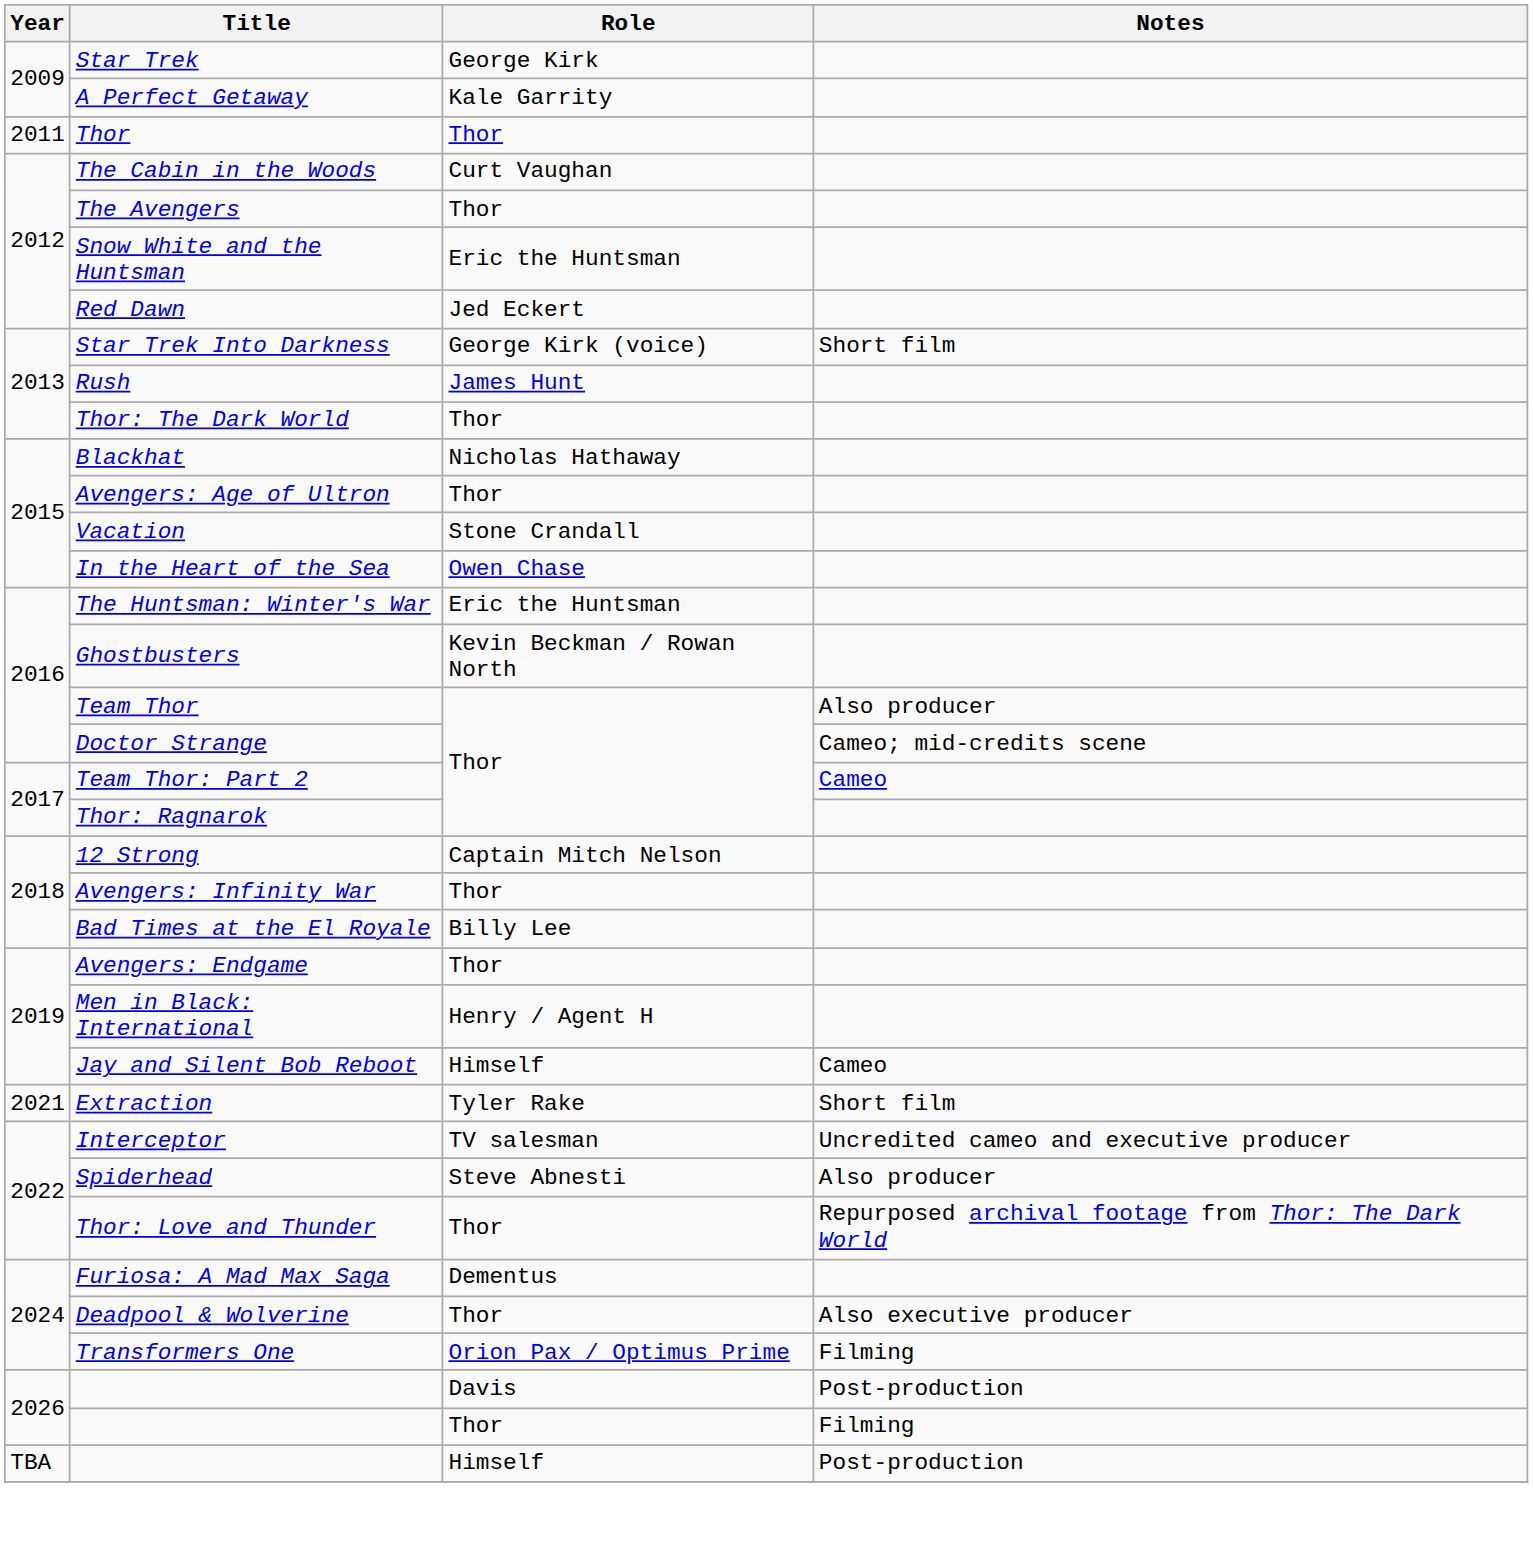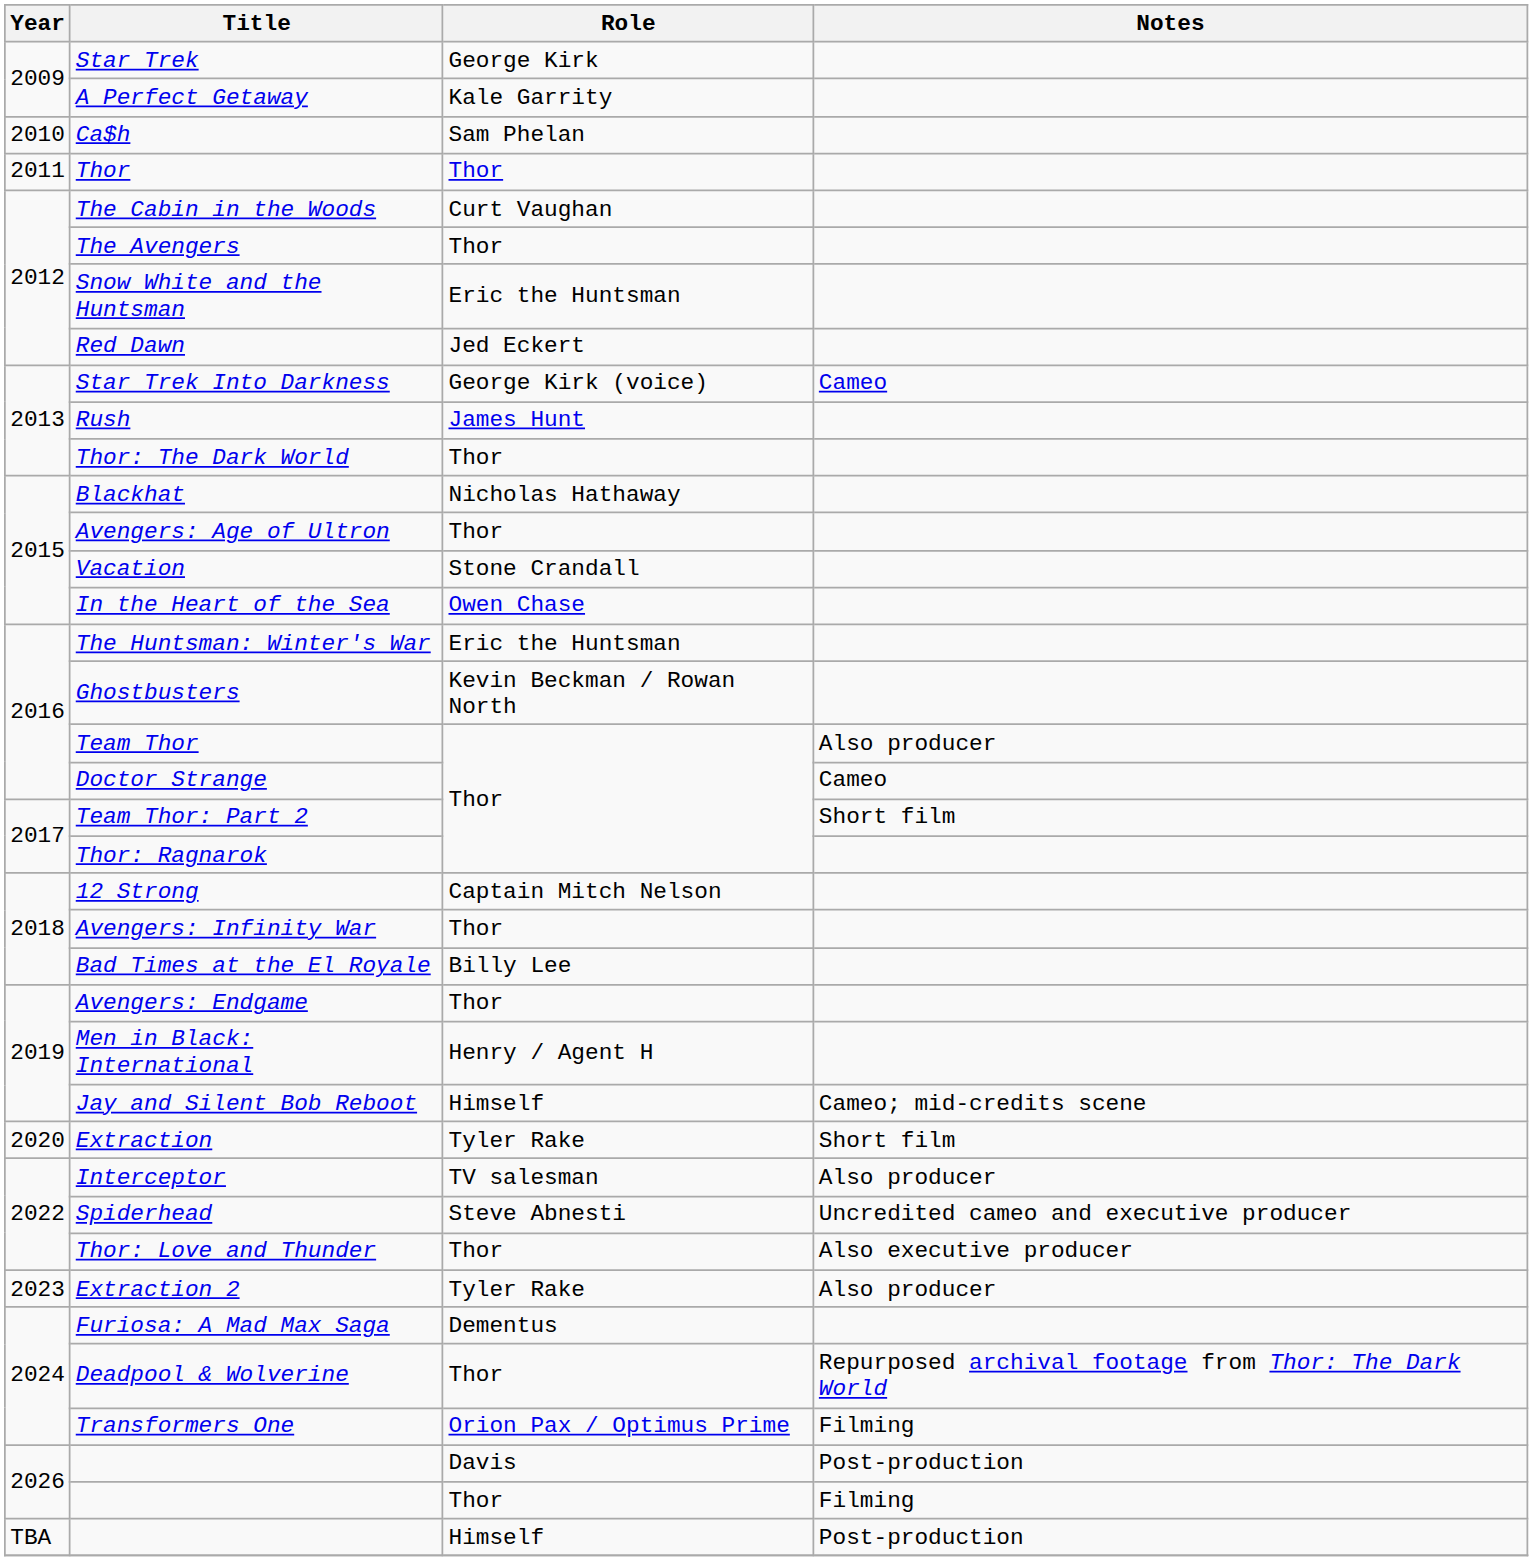+ row: (103, 135)
(887, 346) Short film -> (853, 383) Cameo
(983, 743) Cameo; mid-credits scene -> (853, 780) Cameo
(853, 780) Cameo -> (887, 817) Short film
(853, 1066) Cameo -> (983, 1103) Cameo; mid-credits scene
(38, 1103) 2021 -> (38, 1140) 2020
(1085, 1140) Uncredited cameo and executive producer -> (908, 1177) Also producer
(908, 1177) Also producer -> (1085, 1215) Uncredited cameo and executive producer
(1140, 1228) Repurposed archival footage from Thor: The Dark World -> (976, 1252) Also executive producer
+ row: (158, 1289)
(976, 1315) Also executive producer -> (1140, 1376) Repurposed archival footage from Thor: The Dark World
